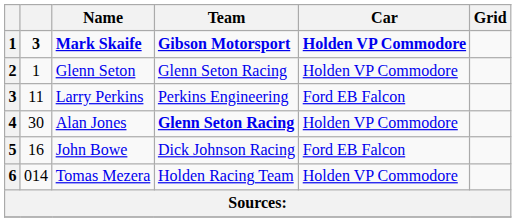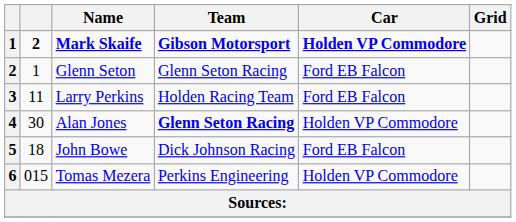(36, 43) 3 -> (36, 43) 2
(380, 70) Holden VP Commodore -> (354, 70) Ford EB Falcon
(223, 96) Perkins Engineering -> (226, 96) Holden Racing Team
(36, 149) 16 -> (36, 149) 18
(36, 176) 014 -> (36, 176) 015
(226, 176) Holden Racing Team -> (223, 176) Perkins Engineering
